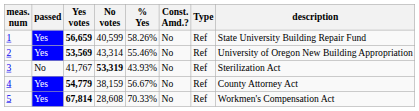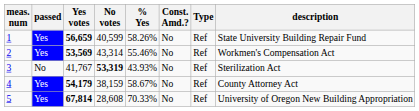(315, 53) University of Oregon New Building Appropriation -> (276, 53) Workmen's Compensation Act
(79, 83) 54,779 -> (79, 83) 54,179
(142, 83) 56.67% -> (142, 83) 58.67%
(276, 99) Workmen's Compensation Act -> (315, 99) University of Oregon New Building Appropriation
